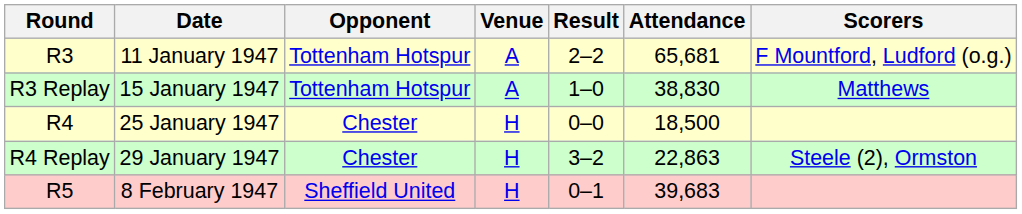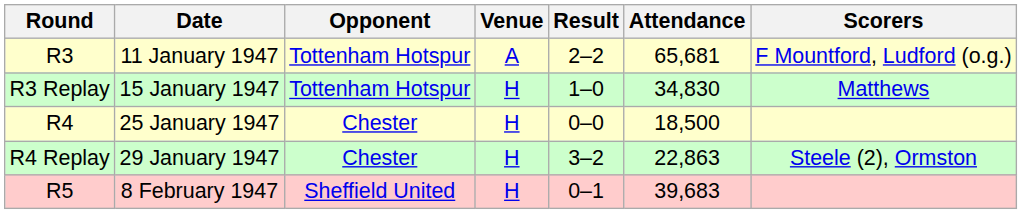(512, 89) A -> (512, 89) H
(687, 89) 38,830 -> (687, 89) 34,830
